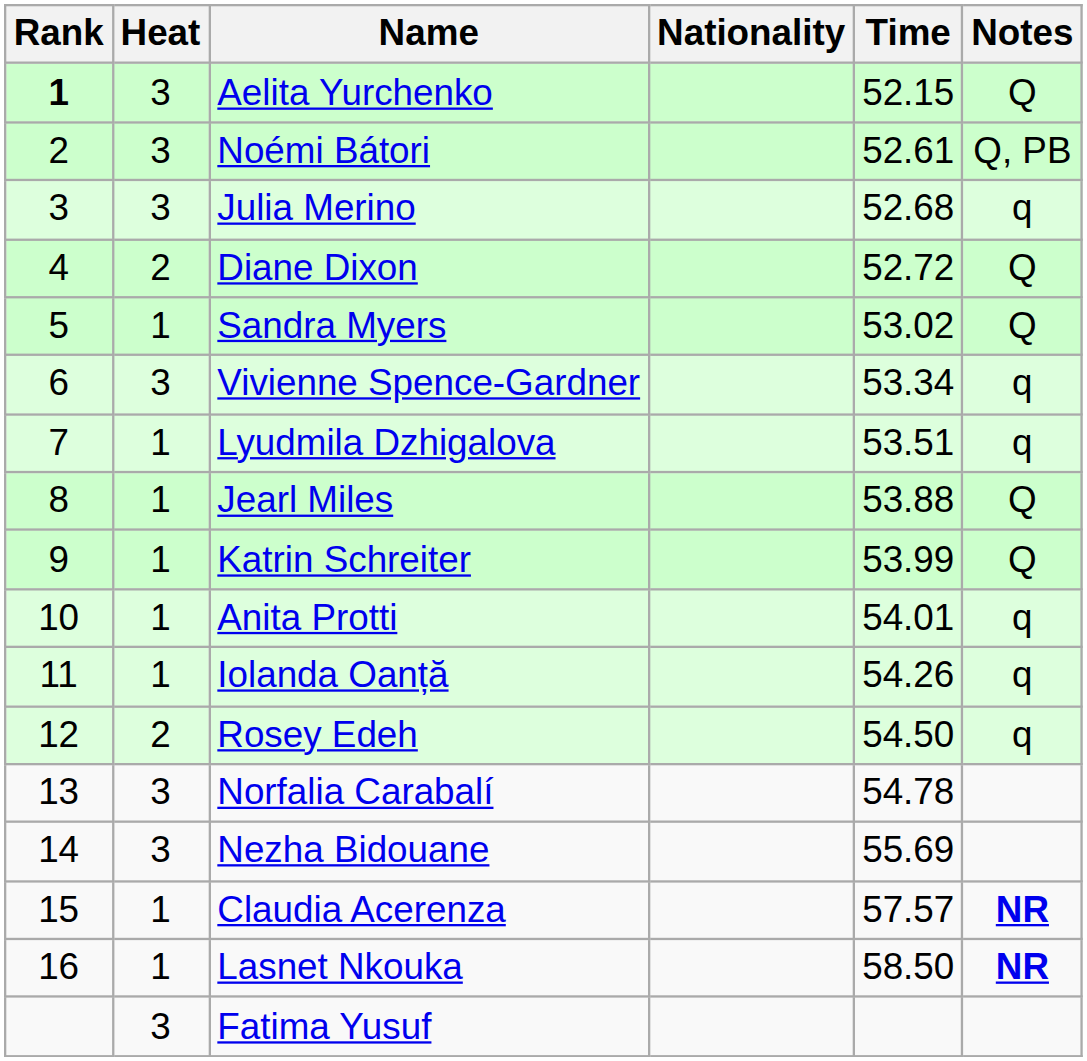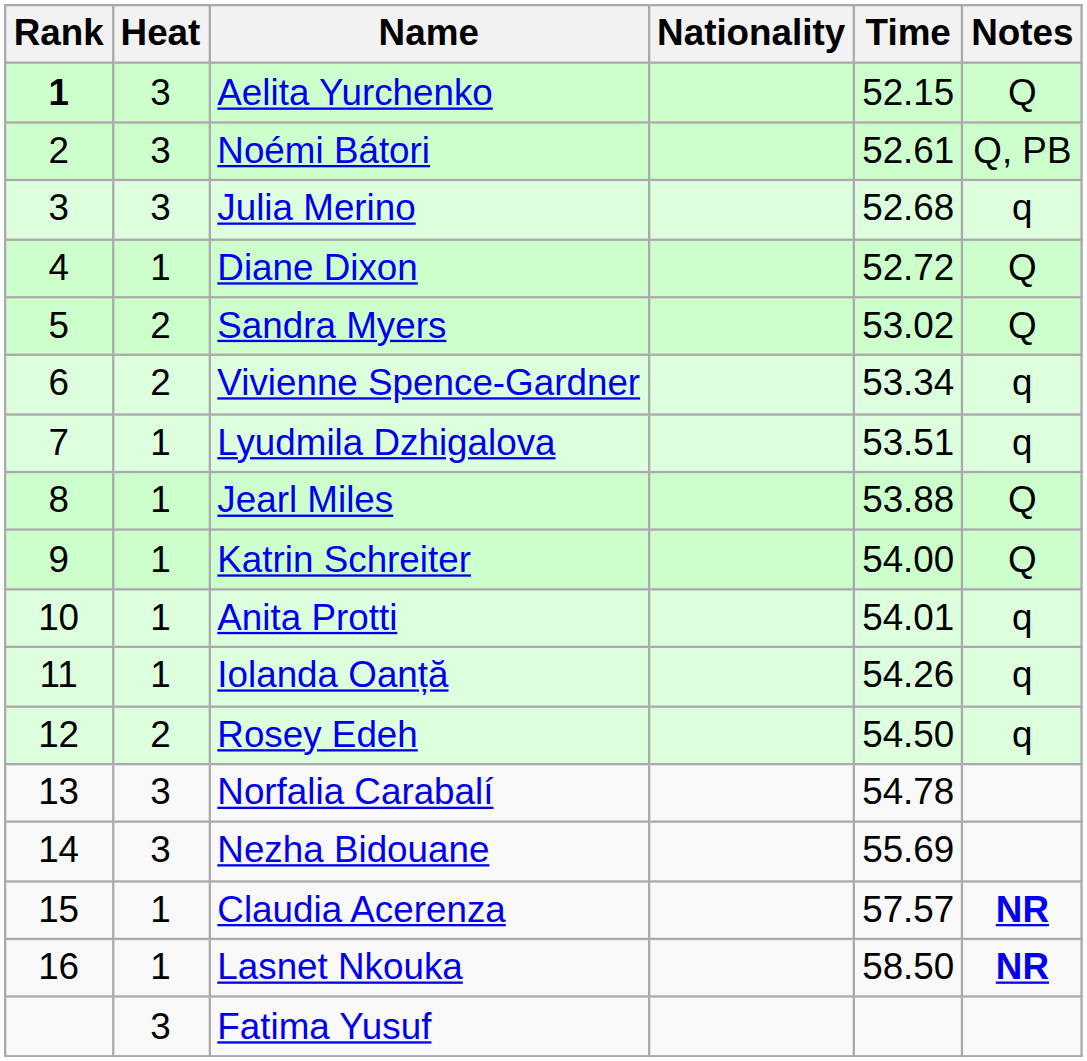(160, 267) 2 -> (160, 267) 1
(160, 325) 1 -> (160, 325) 2
(160, 383) 3 -> (160, 383) 2
(908, 558) 53.99 -> (908, 558) 54.00
